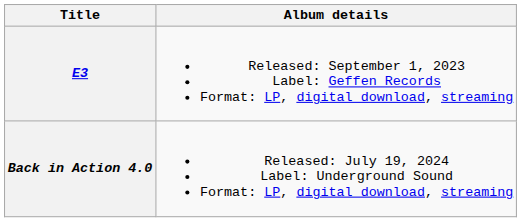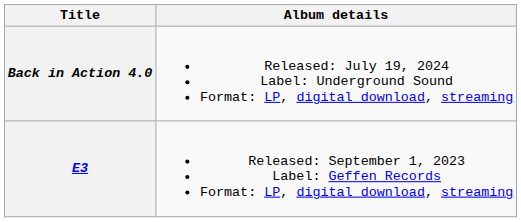rows swapped: (80, 74) <-> (80, 169)
